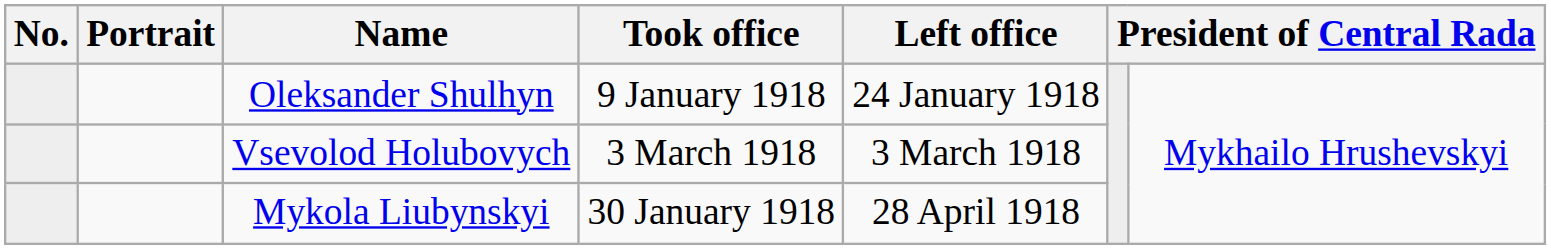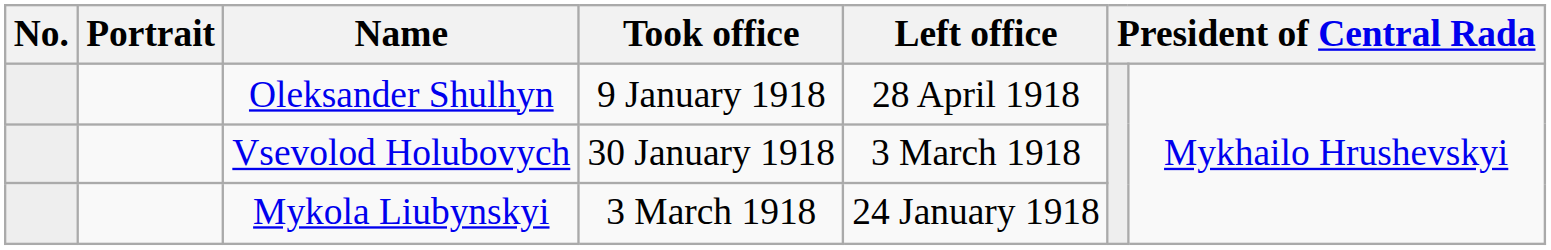(976, 93) 24 January 1918 -> (976, 93) 28 April 1918
(711, 152) 3 March 1918 -> (711, 152) 30 January 1918
(711, 212) 30 January 1918 -> (711, 212) 3 March 1918
(976, 212) 28 April 1918 -> (976, 212) 24 January 1918
